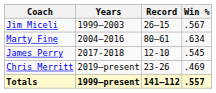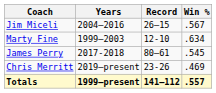(101, 25) 1999–2003 -> (101, 25) 2004–2016
(101, 39) 2004–2016 -> (101, 39) 1999–2003
(157, 39) 80–61 -> (157, 39) 12-10
(157, 53) 12-10 -> (157, 53) 80–61
